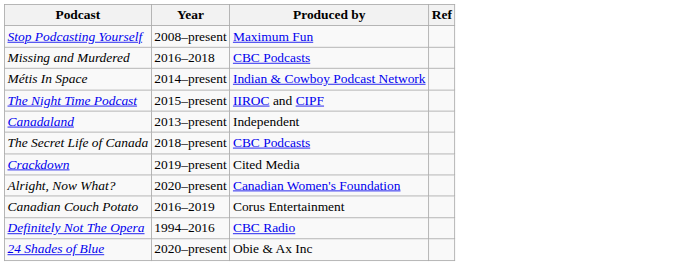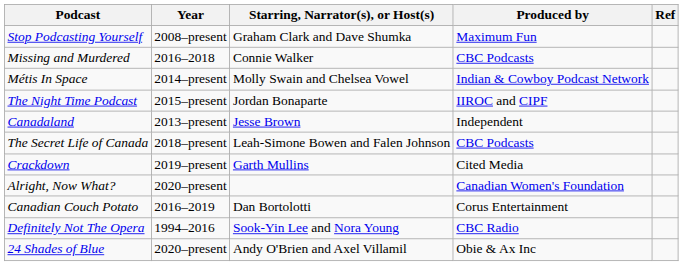+ column: (342, 15)
